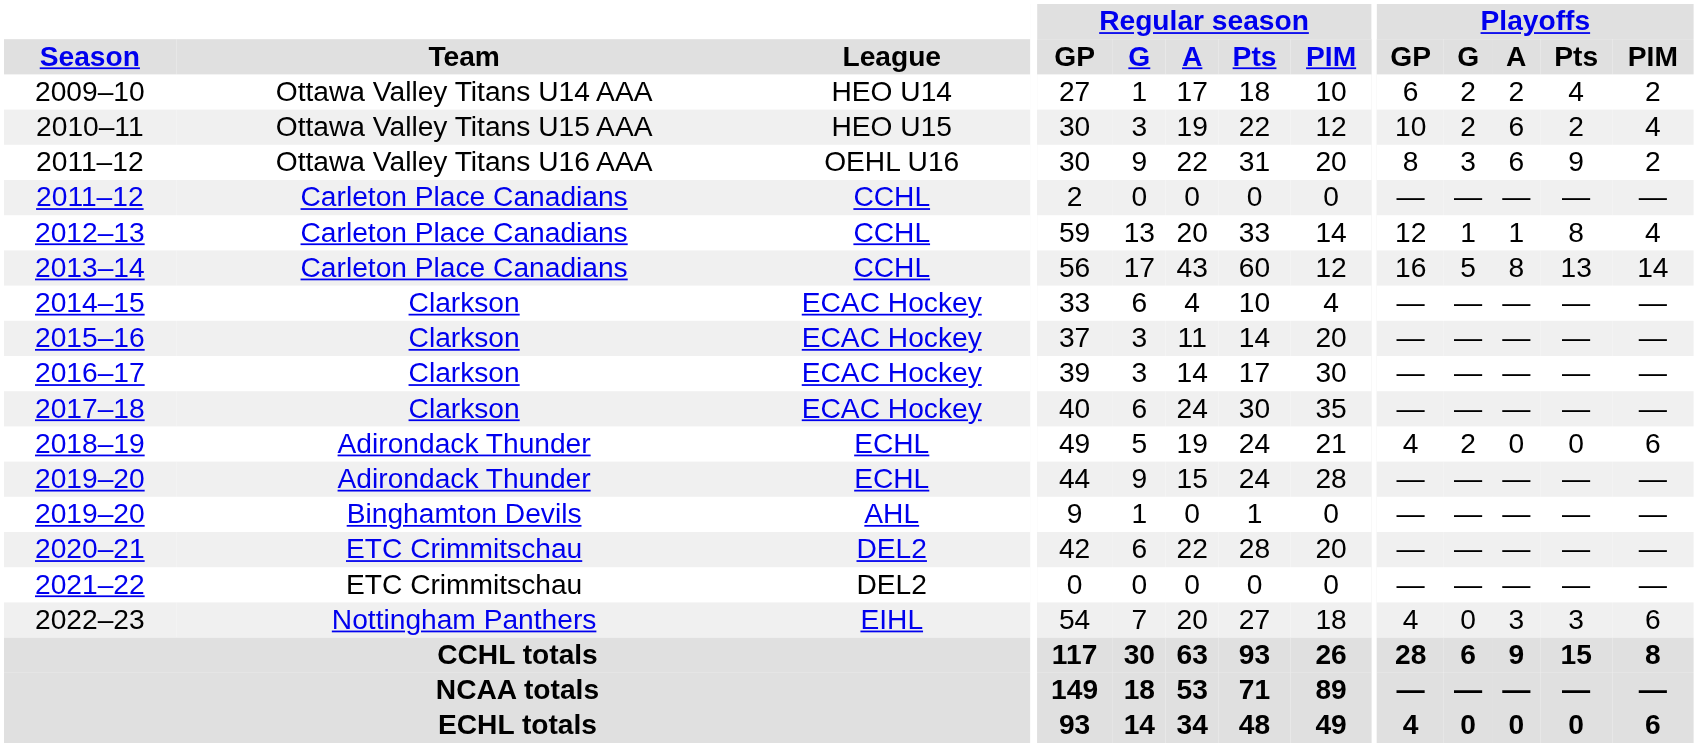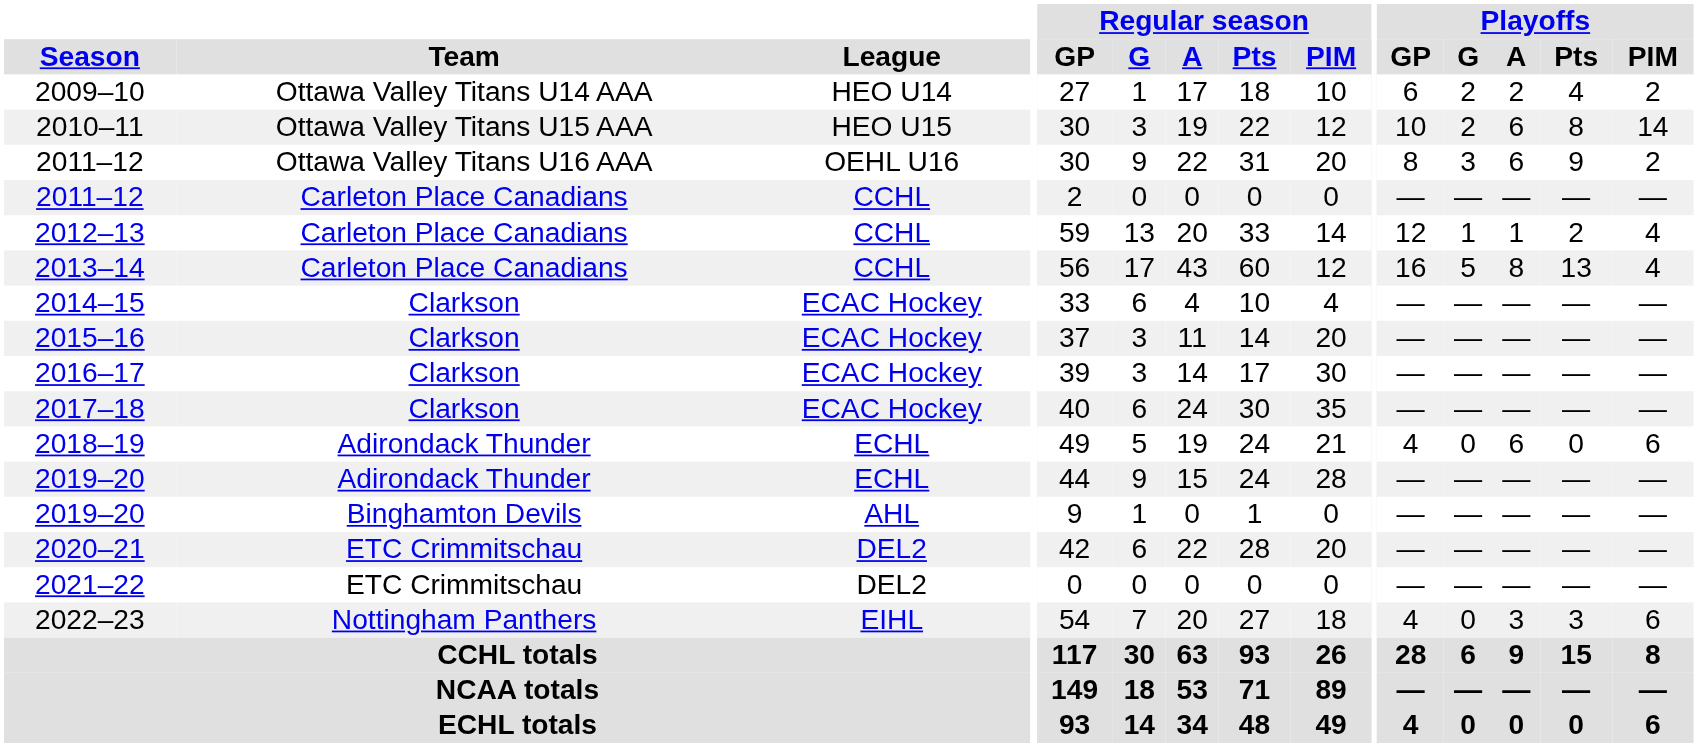(1576, 126) 2 -> (1576, 126) 8
(1653, 126) 4 -> (1653, 126) 14
(1576, 232) 8 -> (1576, 232) 2
(1653, 267) 14 -> (1653, 267) 4
(1468, 443) 2 -> (1468, 443) 0
(1516, 443) 0 -> (1516, 443) 6
